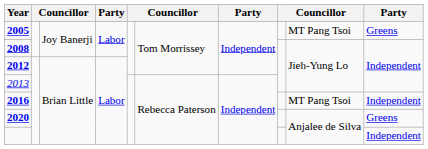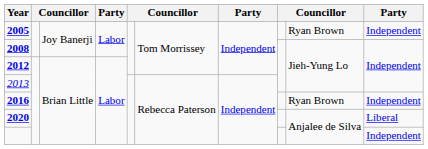(320, 30) MT Pang Tsoi -> (316, 30) Ryan Brown
(382, 30) Greens -> (394, 30) Independent
(320, 100) MT Pang Tsoi -> (316, 100) Ryan Brown
(382, 118) Greens -> (382, 118) Liberal
